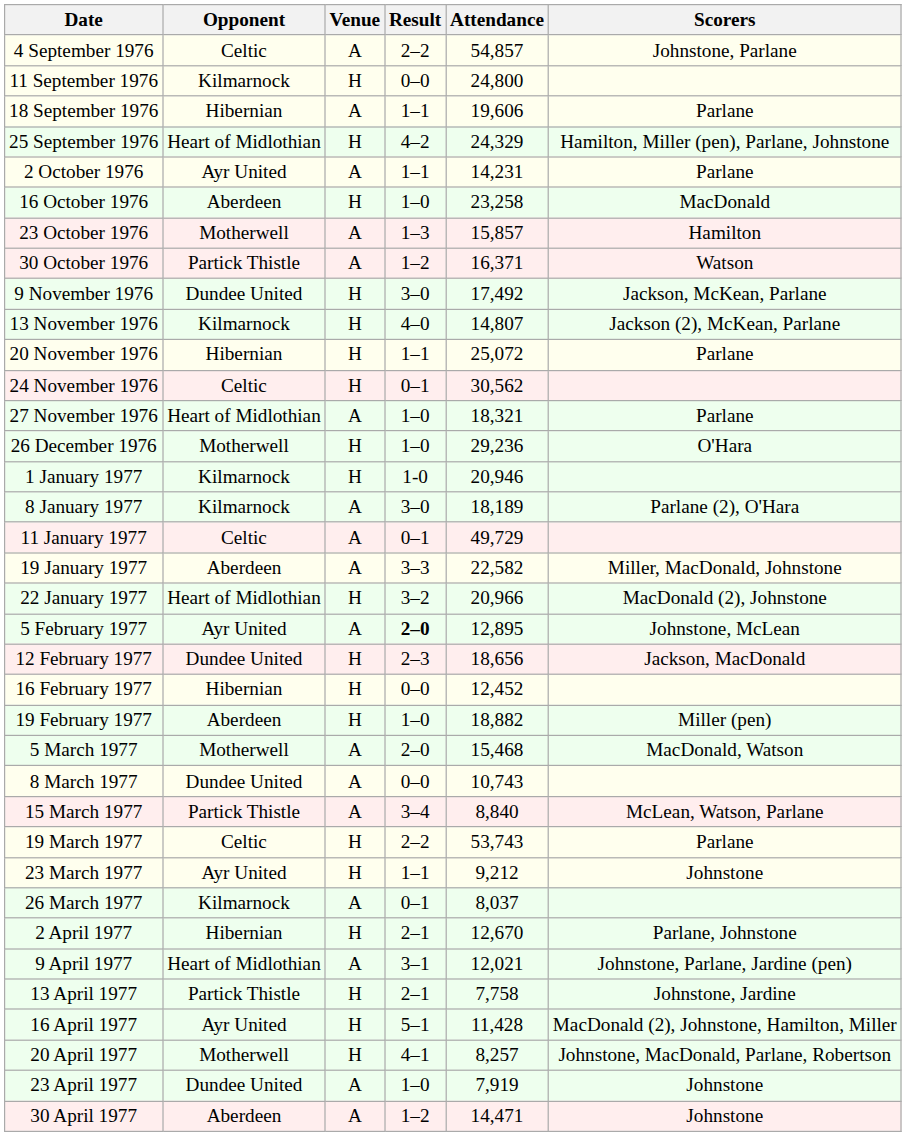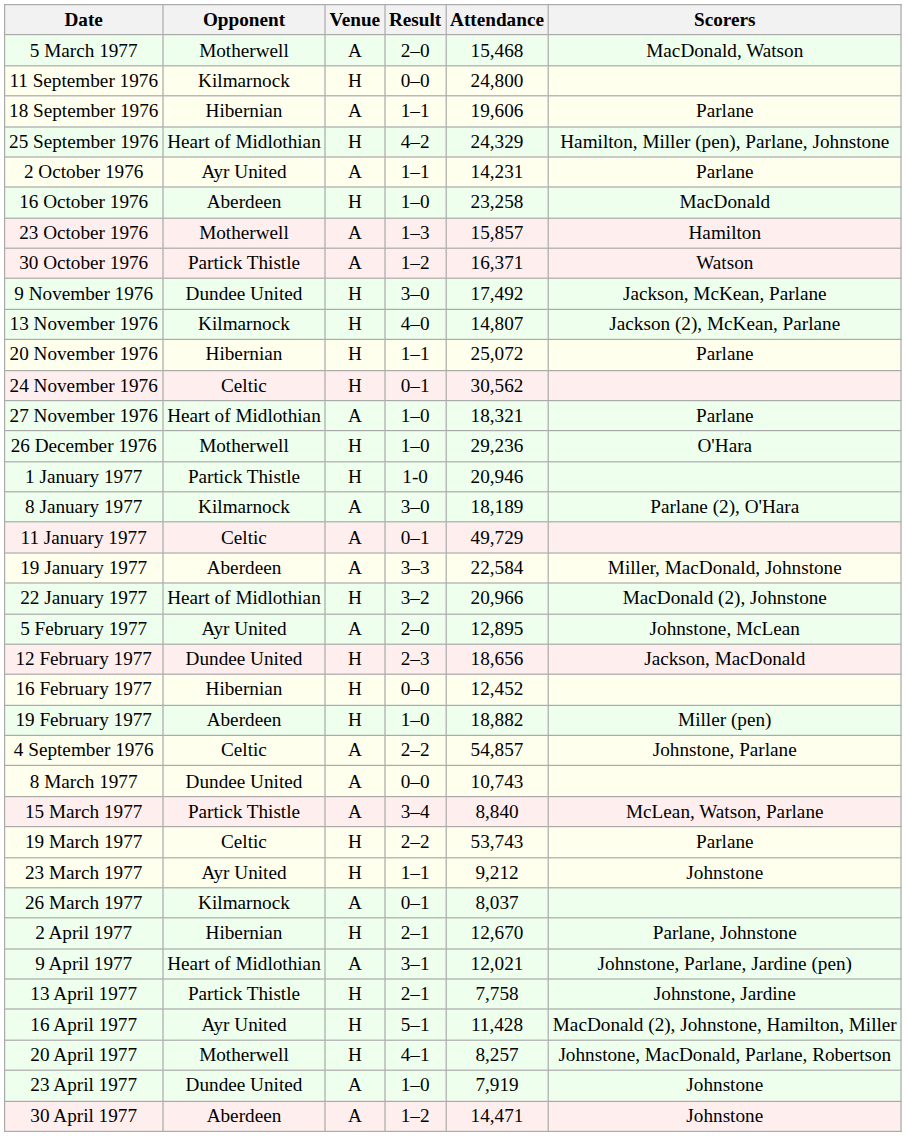rows swapped: (84, 50) <-> (84, 750)
(244, 476) Kilmarnock -> (244, 476) Partick Thistle
(497, 567) 22,582 -> (497, 567) 22,584
(415, 628) bold -> (415, 628) normal
